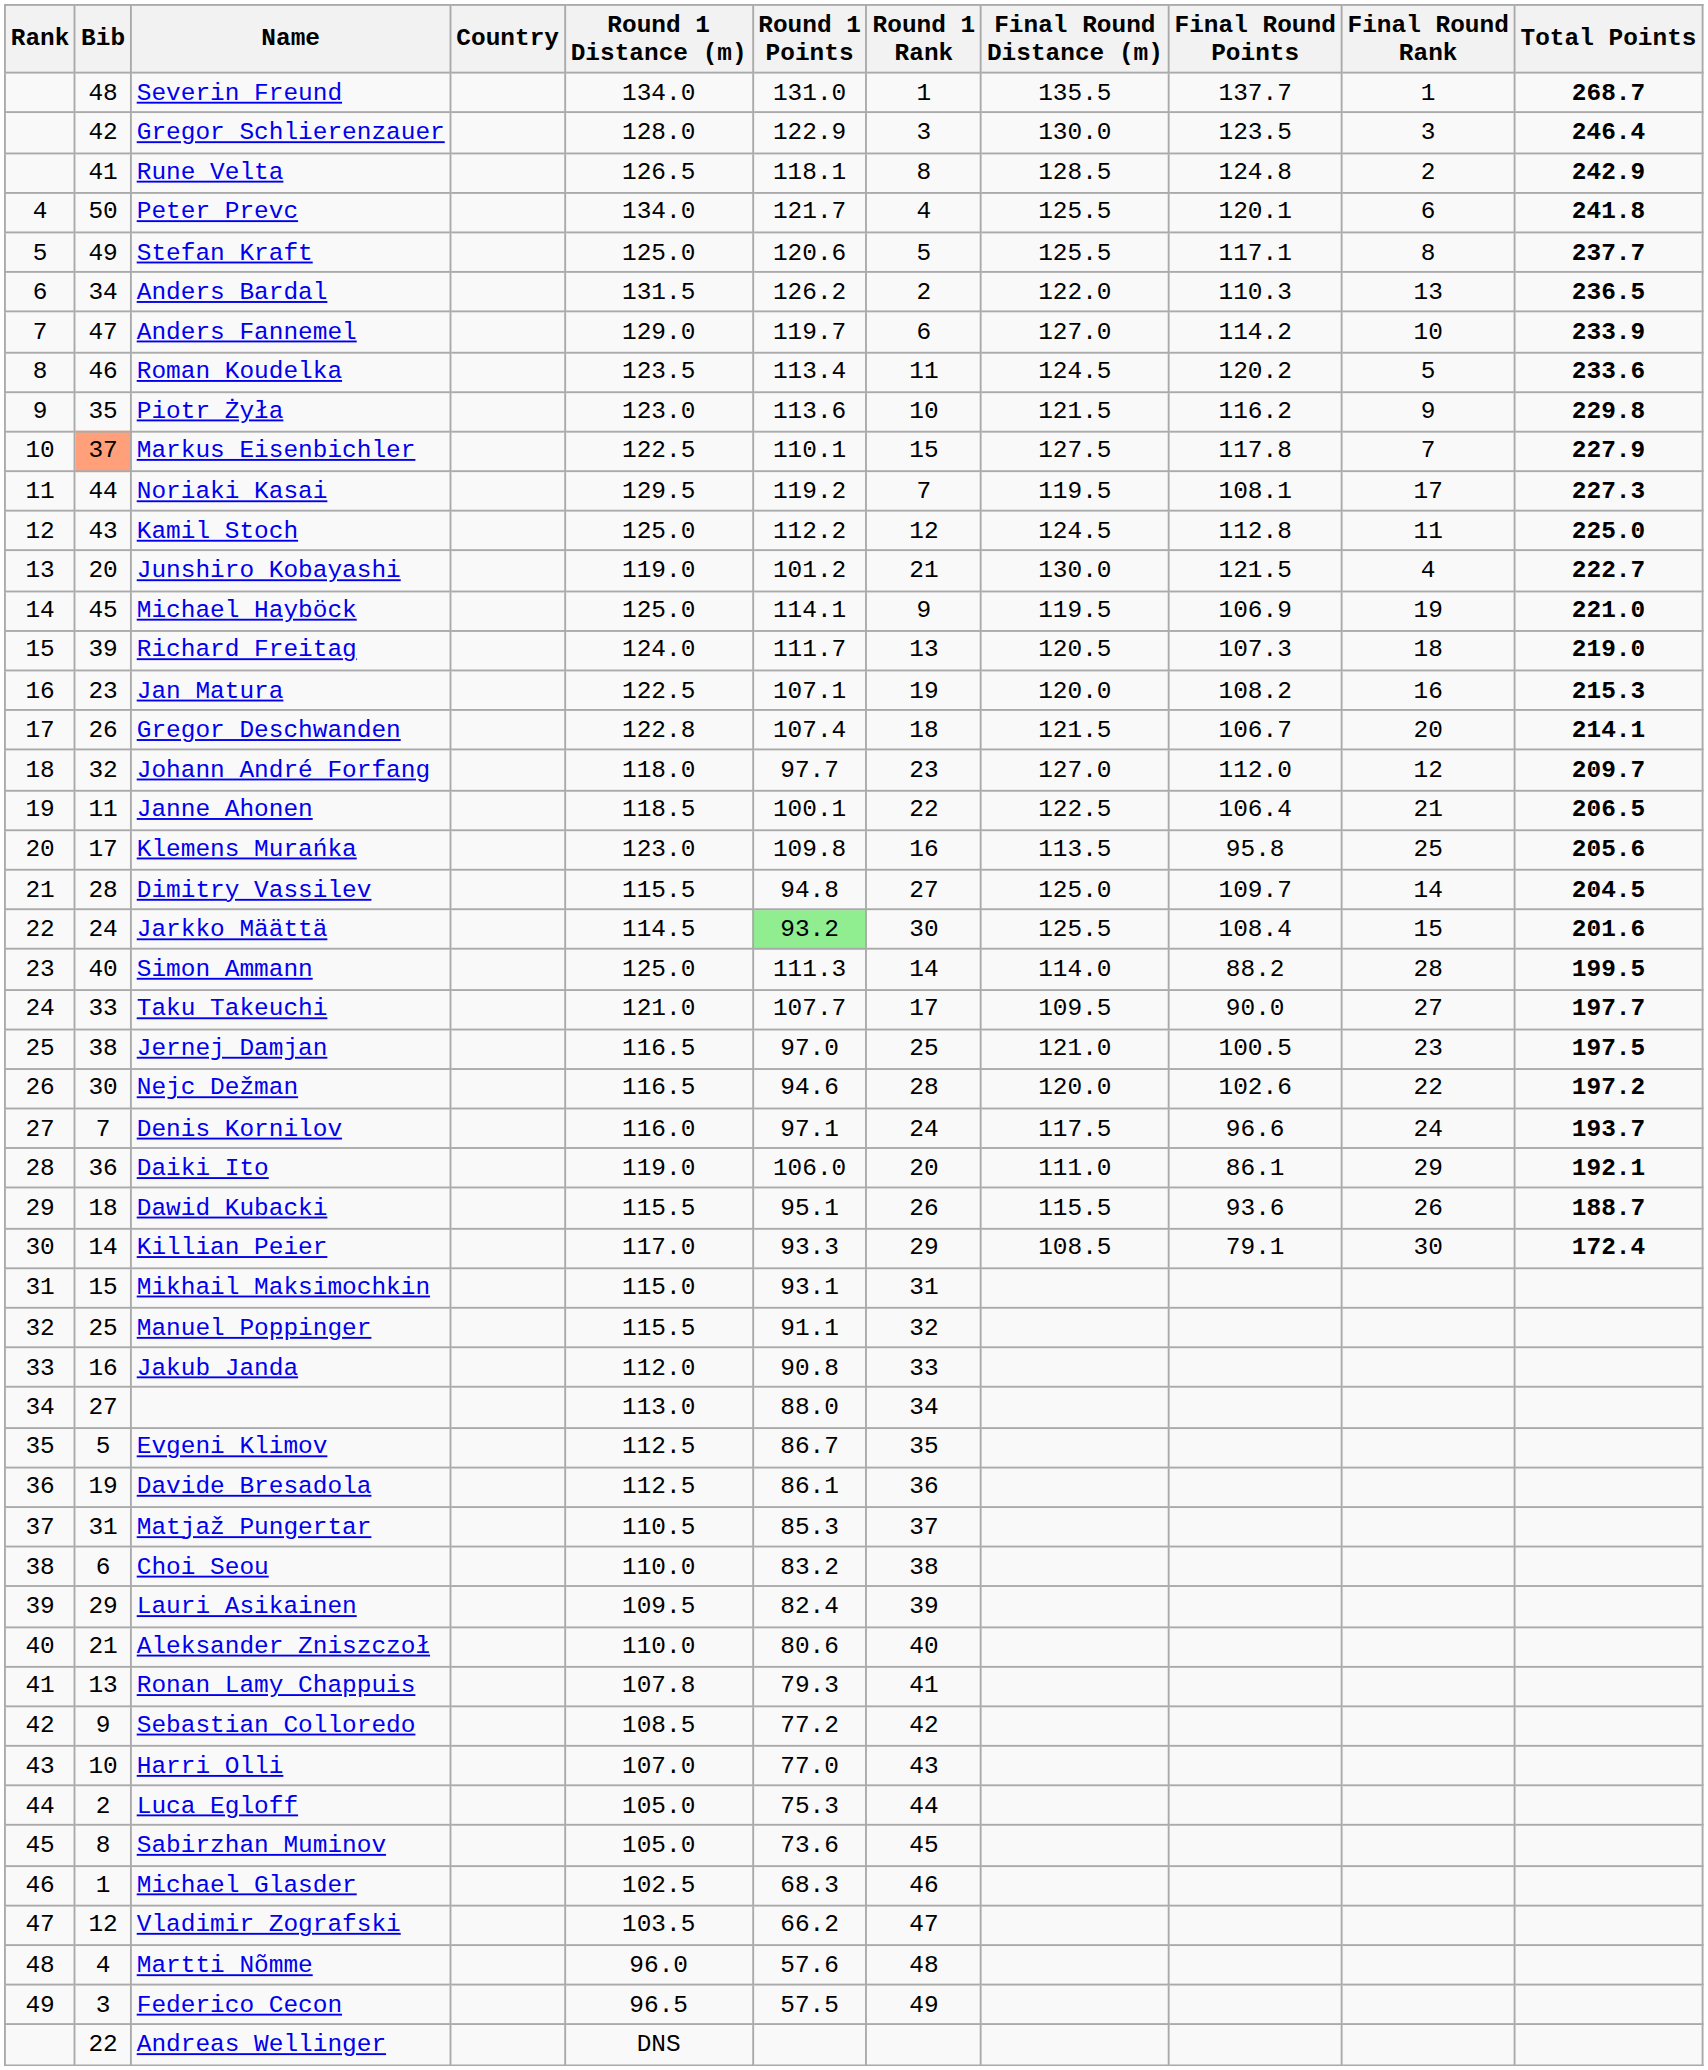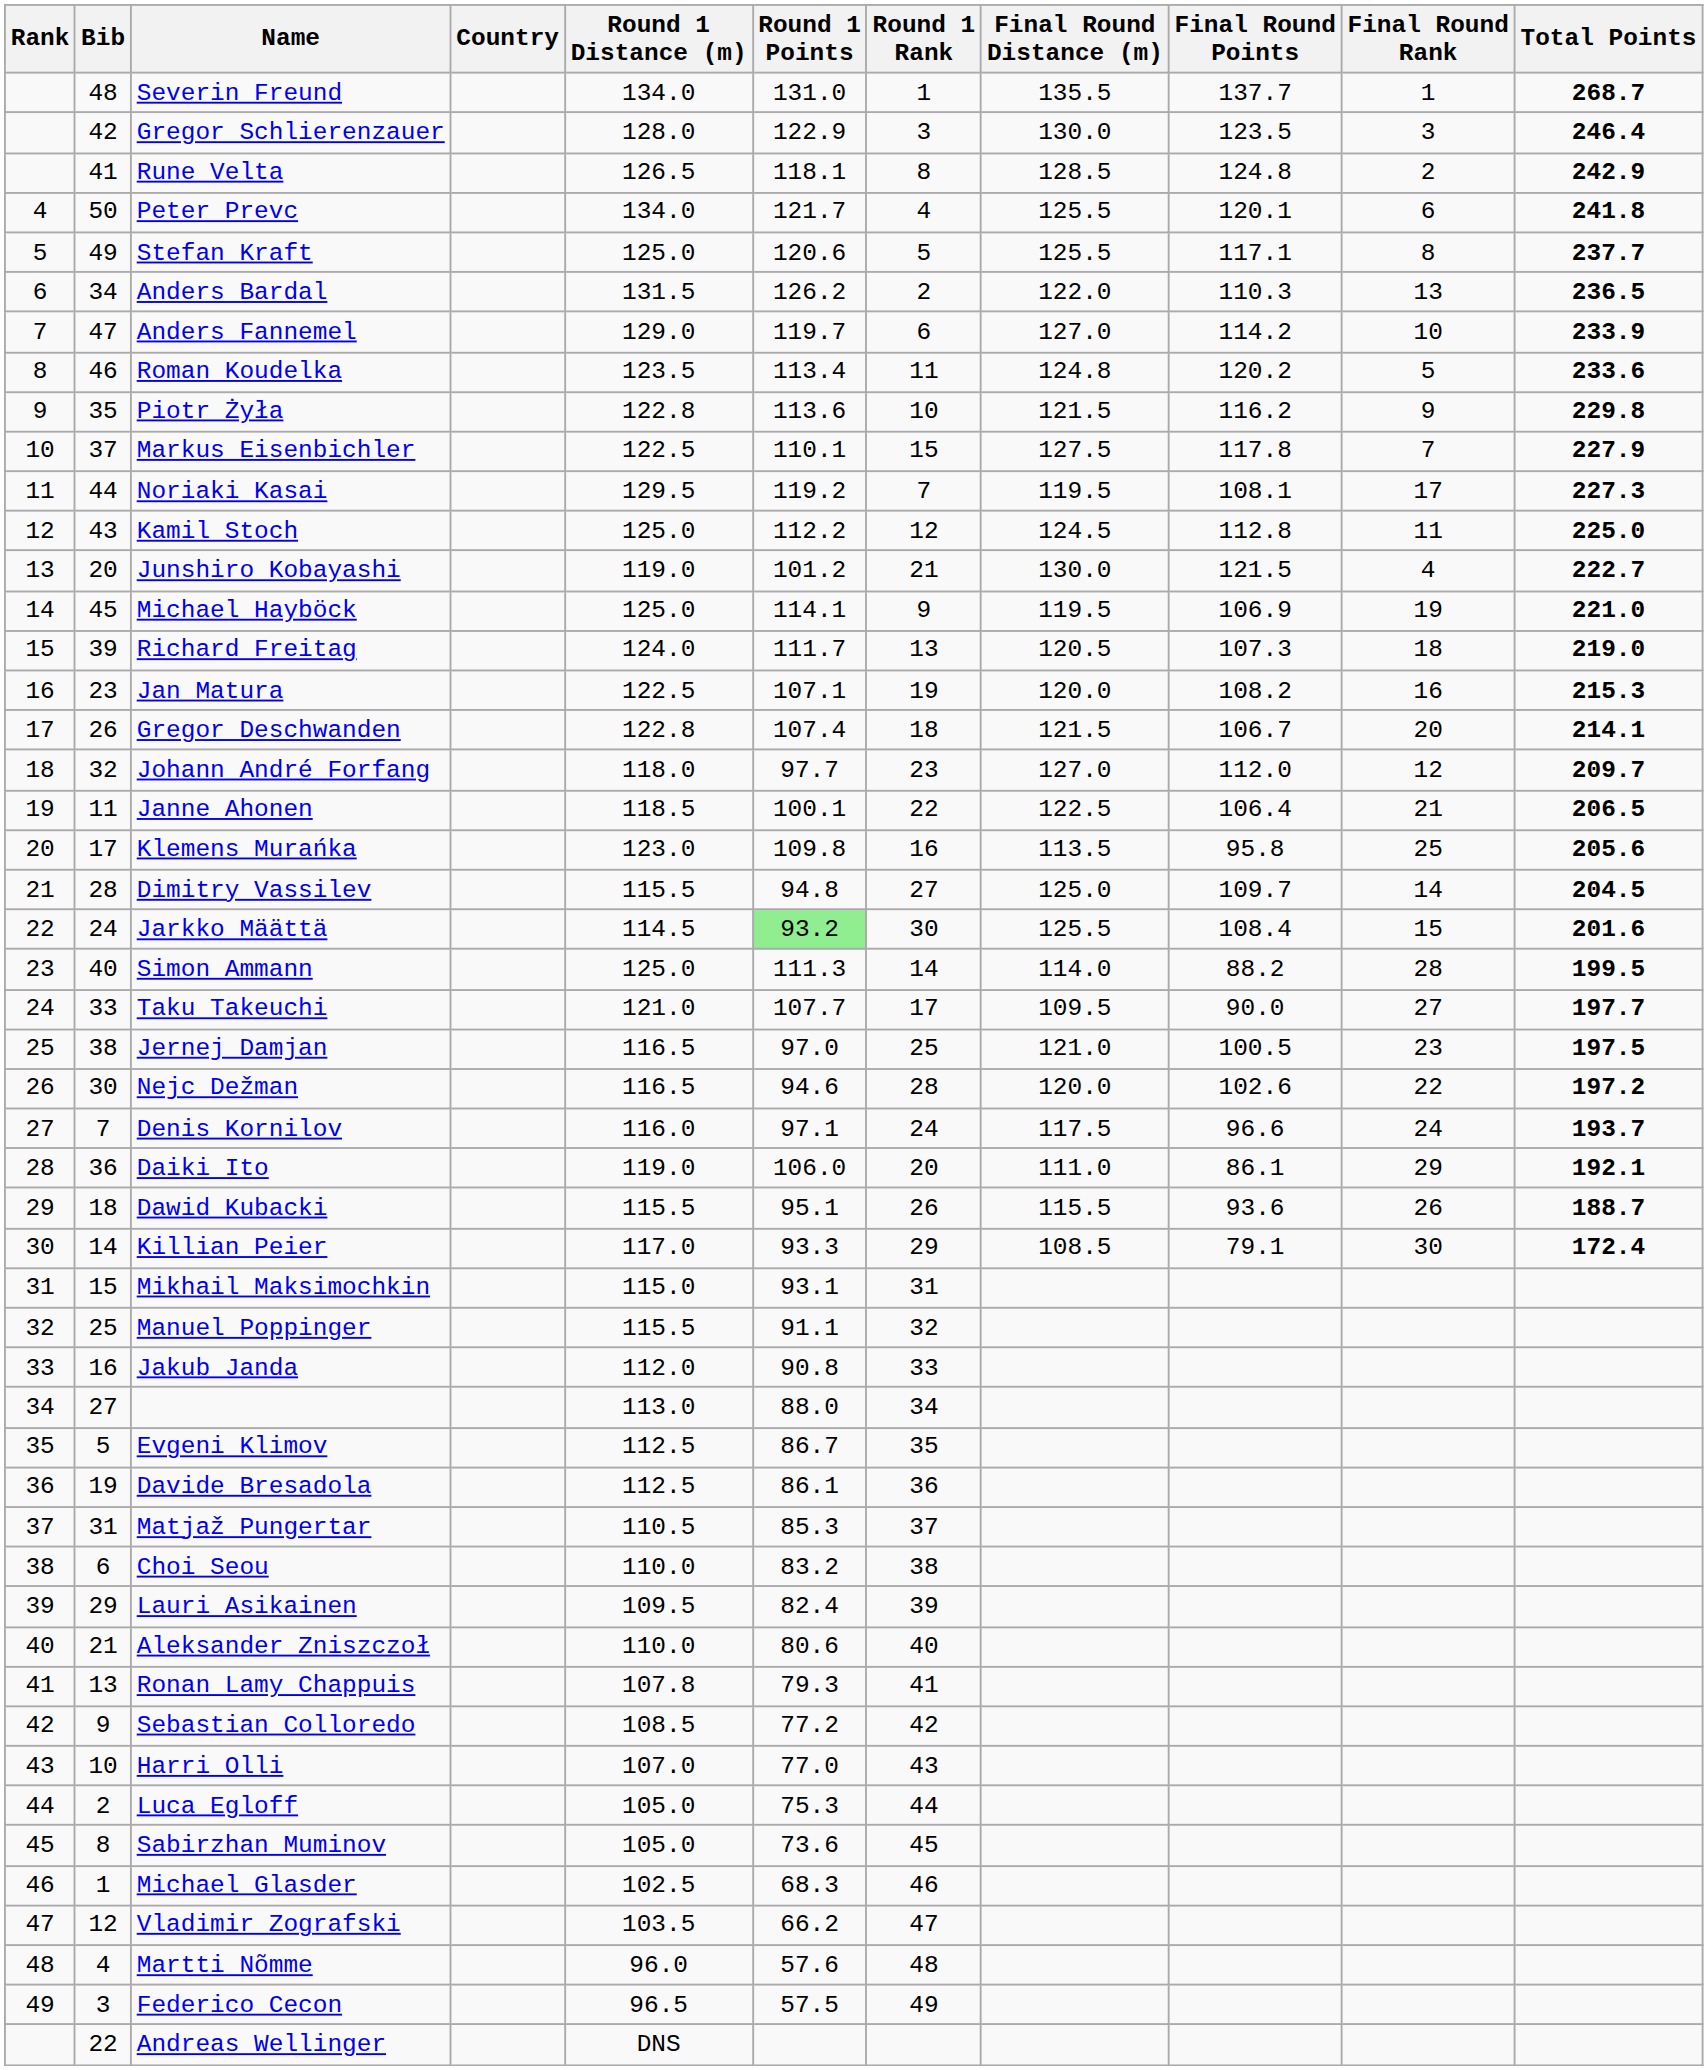(1075, 372) 124.5 -> (1075, 372) 124.8
(659, 412) 123.0 -> (659, 412) 122.8
(103, 451) lightsalmon background -> (103, 451) no background
